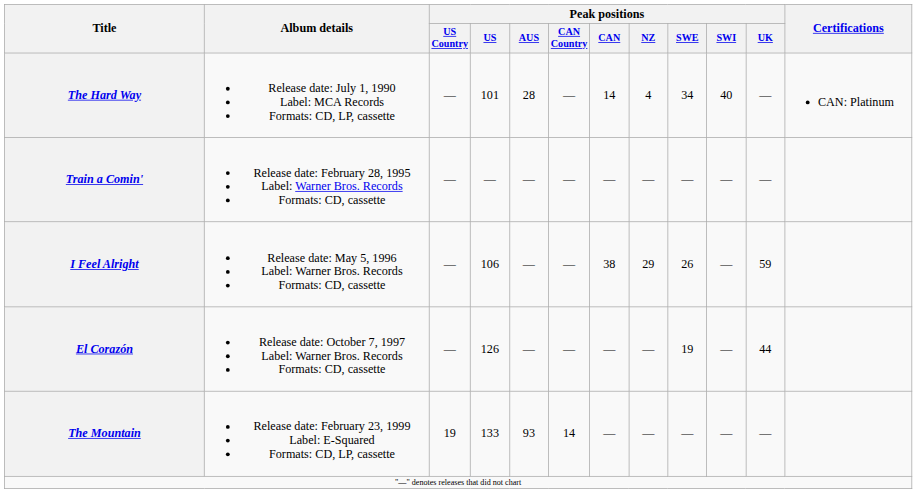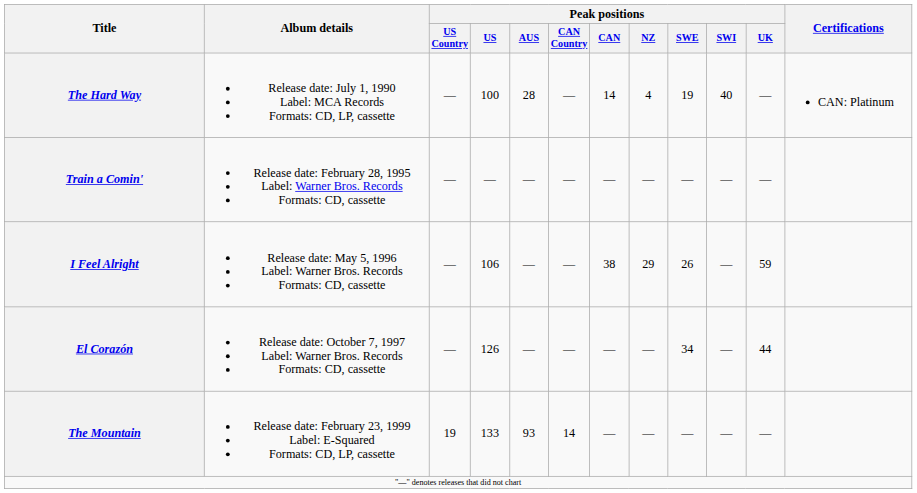(490, 95) 101 -> (490, 95) 100
(687, 95) 34 -> (687, 95) 19
(687, 349) 19 -> (687, 349) 34
